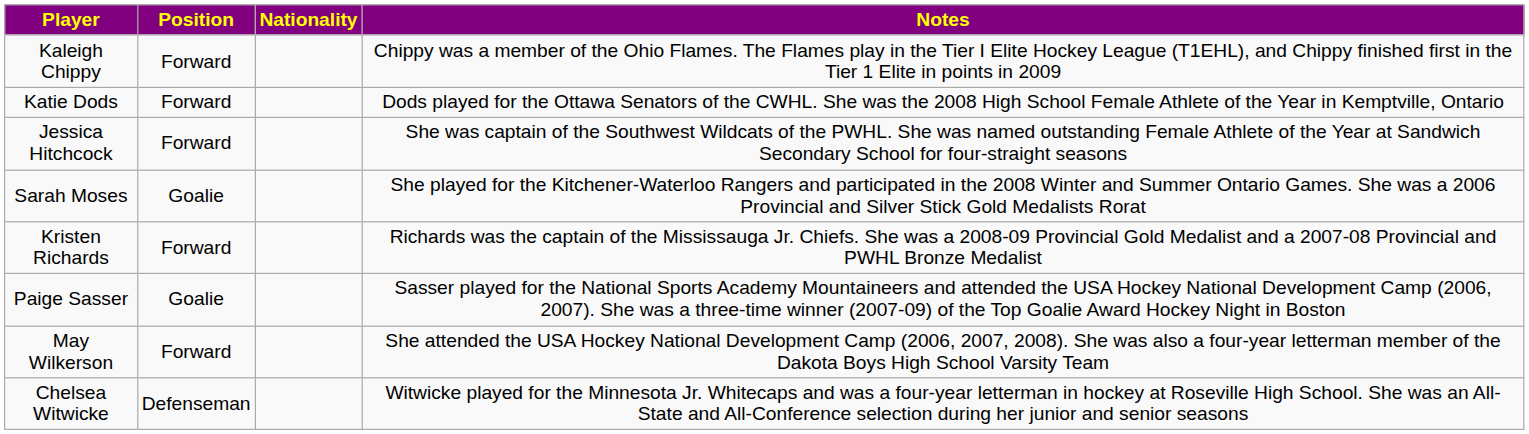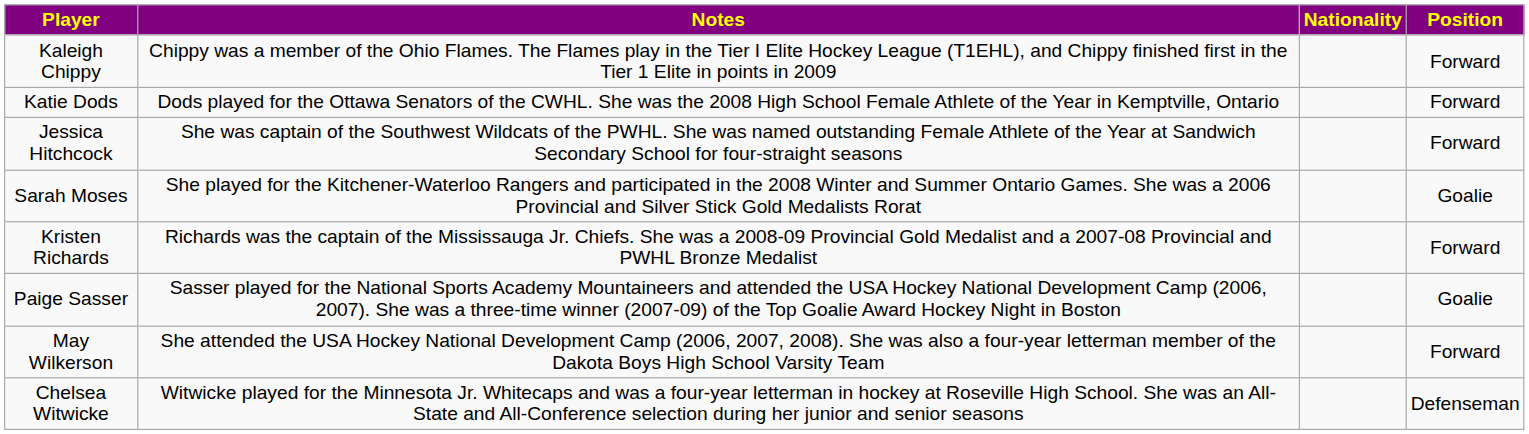columns swapped: (196, 19) <-> (943, 19)
